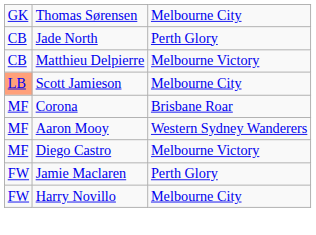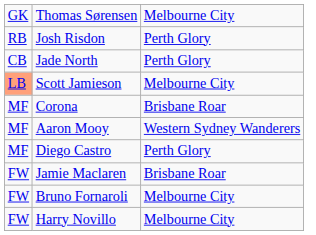+ row: (70, 38)
- row: (90, 60)
(205, 151) Melbourne Victory -> (177, 151) Perth Glory
(184, 173) Perth Glory -> (185, 173) Brisbane Roar
+ row: (82, 196)
